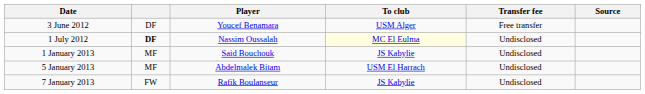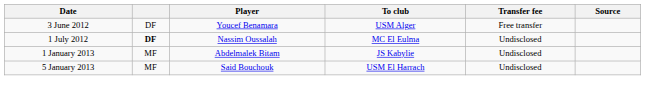(396, 39) lightyellow background -> (395, 39) no background
(248, 53) Said Bouchouk -> (247, 53) Abdelmalek Bitam
(248, 67) Abdelmalek Bitam -> (247, 67) Said Bouchouk
- row: (68, 81)
